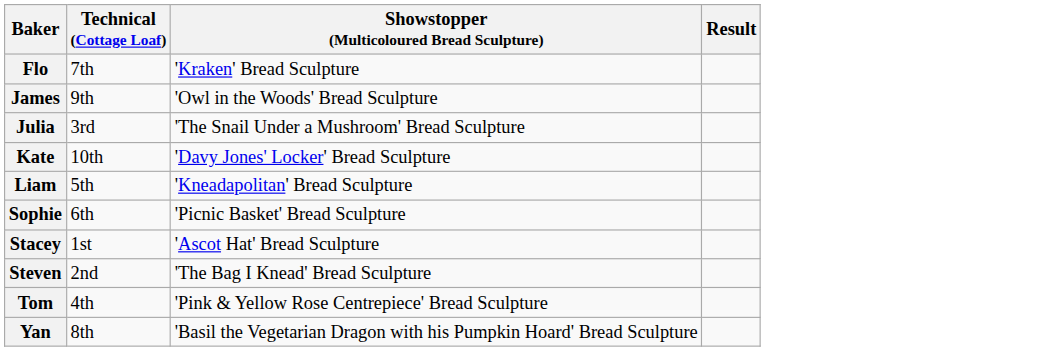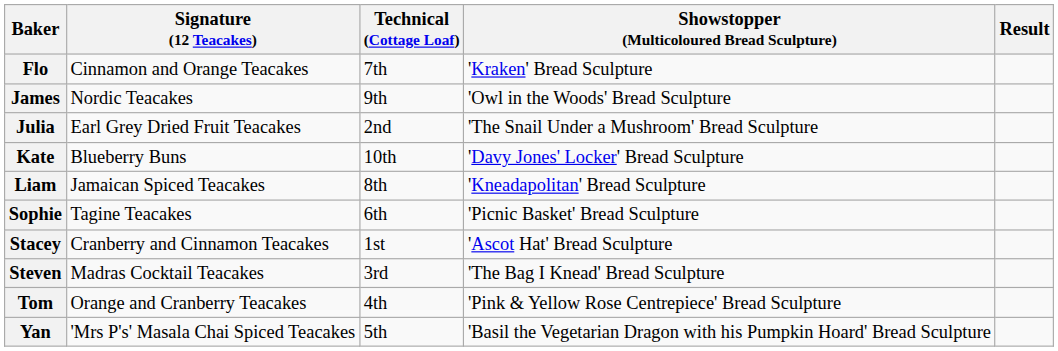+ column: (213, 29)
(83, 127) 3rd -> (378, 127) 2nd
(82, 185) 5th -> (375, 185) 8th
(84, 273) 2nd -> (376, 273) 3rd
(82, 331) 8th -> (375, 331) 5th
